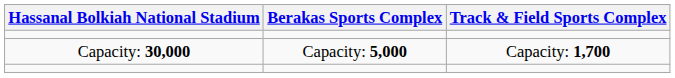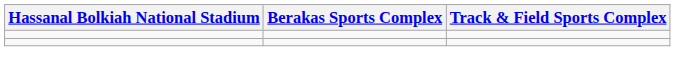- row: (134, 51)
